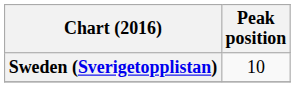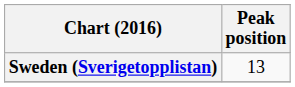(256, 67) 10 -> (256, 67) 13
